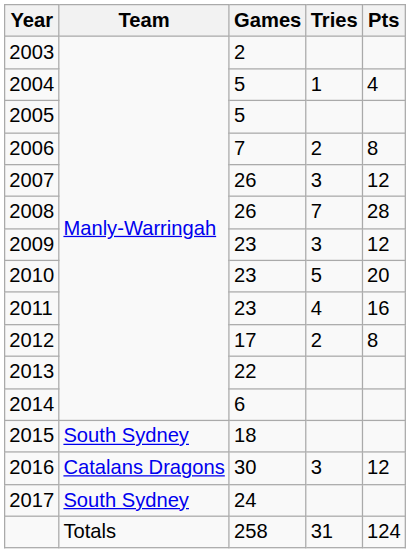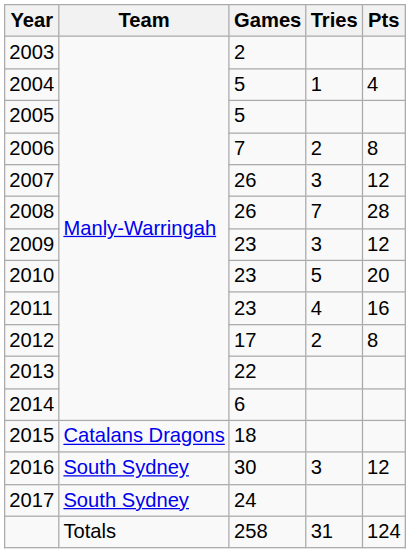(126, 436) South Sydney -> (144, 436) Catalans Dragons
(144, 468) Catalans Dragons -> (126, 468) South Sydney
